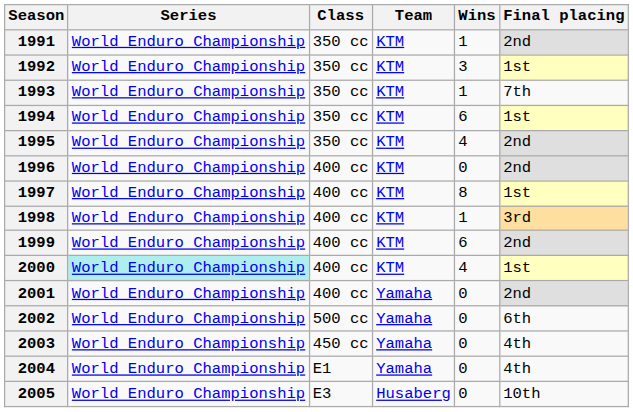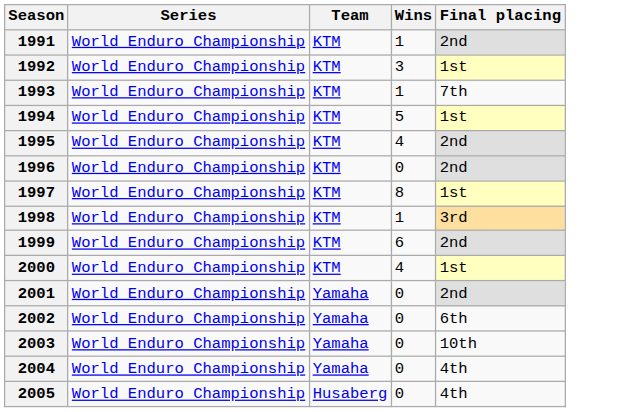- column: (341, 18)
(463, 118) 6 -> (400, 118) 5
(189, 269) paleturquoise background -> (189, 269) no background
(517, 344) 4th -> (458, 344) 10th
(522, 394) 10th -> (454, 394) 4th
